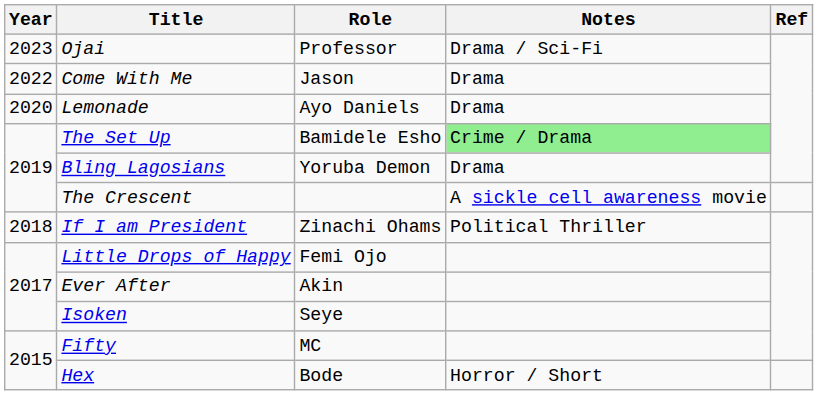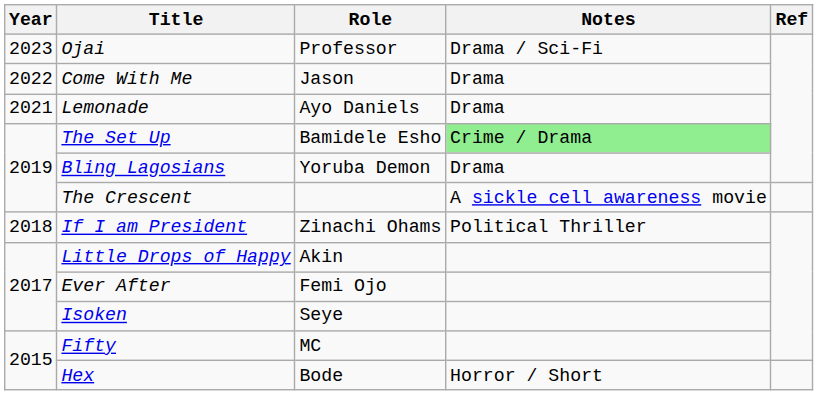(31, 109) 2020 -> (31, 109) 2021
(343, 257) Femi Ojo -> (321, 257) Akin
(321, 286) Akin -> (343, 286) Femi Ojo
